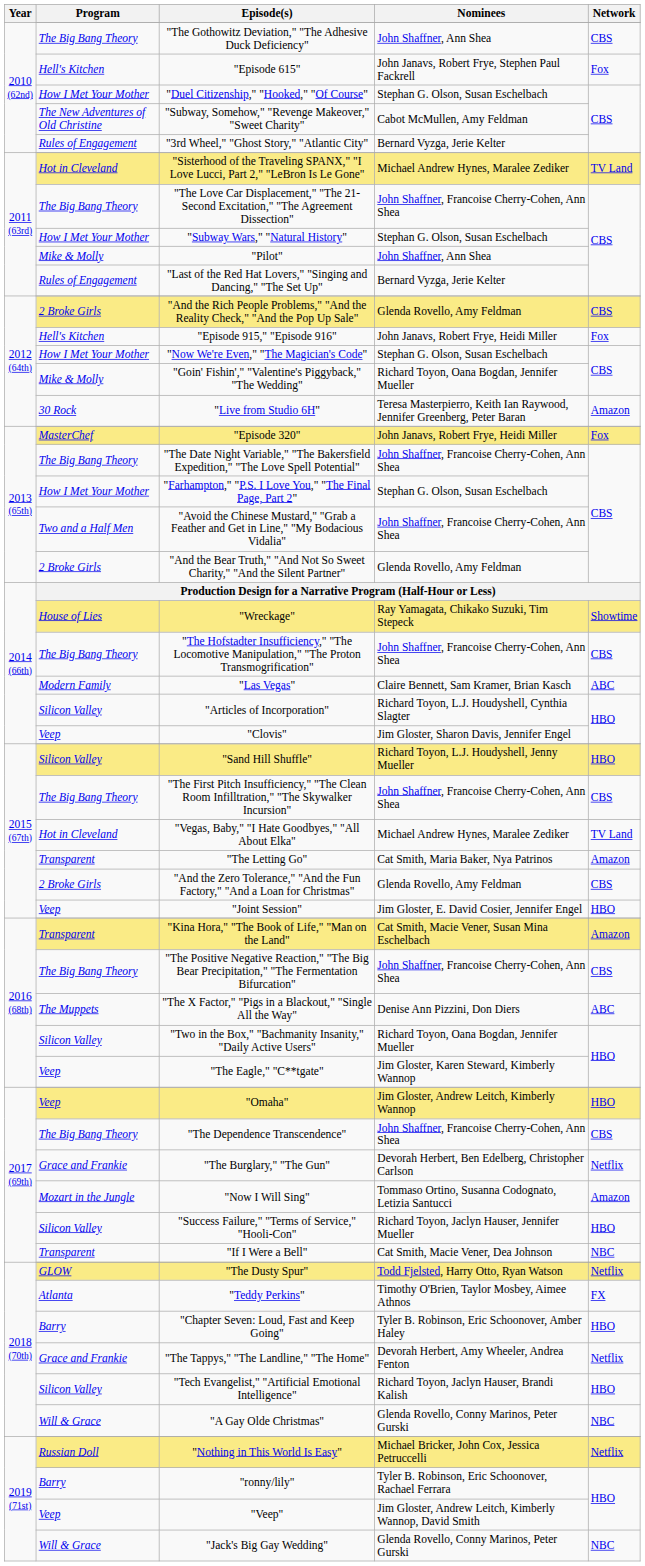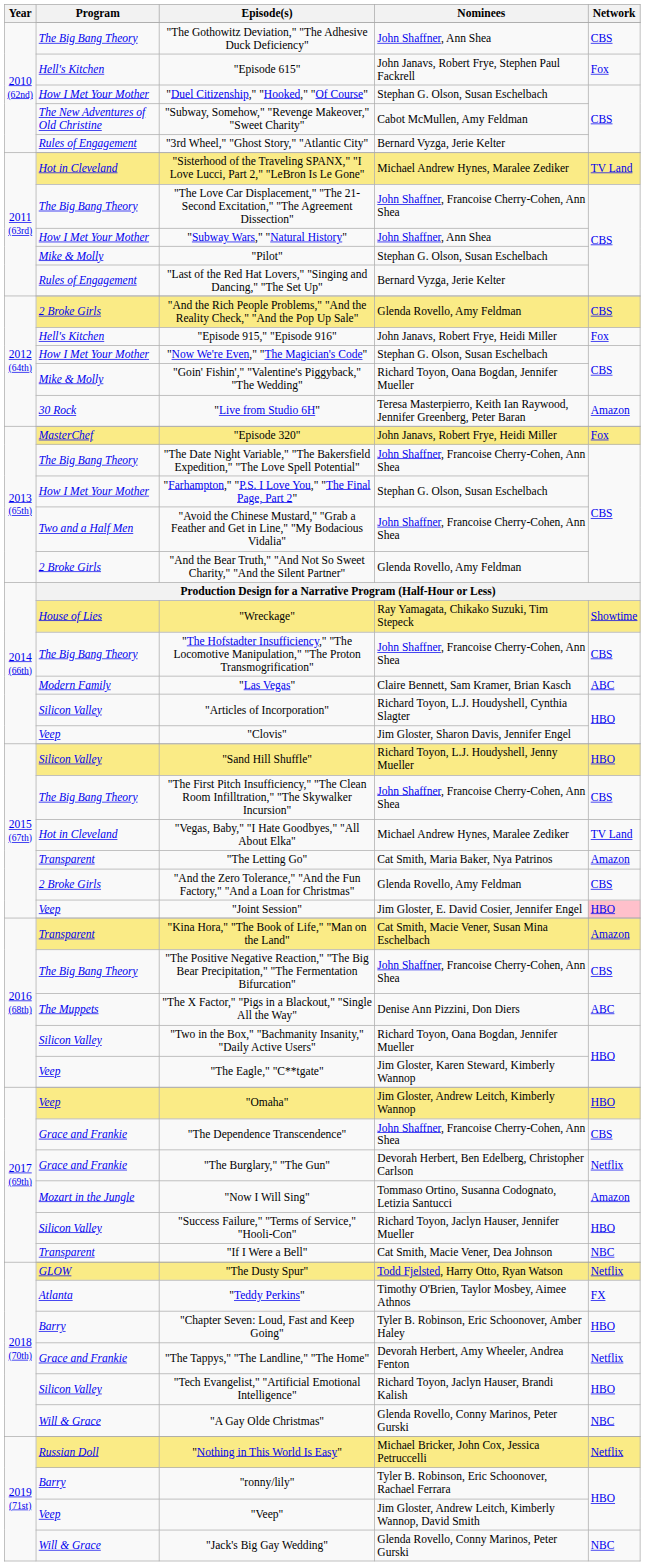(462, 237) Stephan G. Olson, Susan Eschelbach -> (434, 237) John Shaffner, Ann Shea
(434, 255) John Shaffner, Ann Shea -> (462, 255) Stephan G. Olson, Susan Eschelbach
(603, 909) no background -> (603, 909) pink background
(88, 1134) The Big Bang Theory -> (83, 1134) Grace and Frankie
